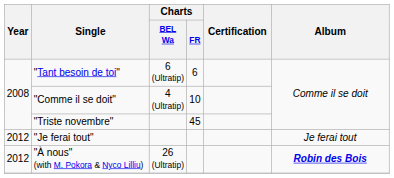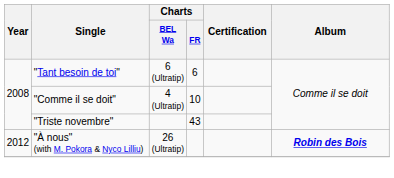(195, 121) 45 -> (195, 121) 43
- row: (64, 137)
